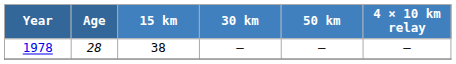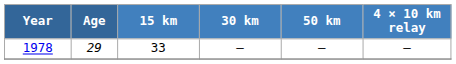(94, 49) 28 -> (94, 49) 29
(158, 49) 38 -> (158, 49) 33
